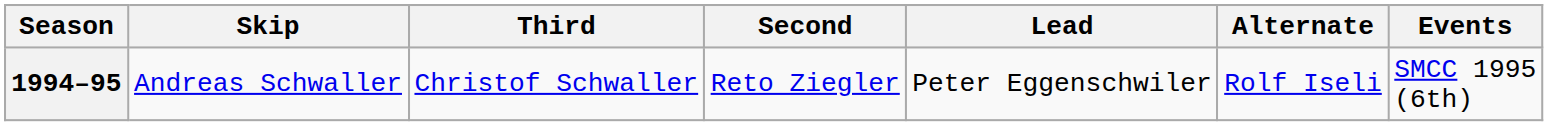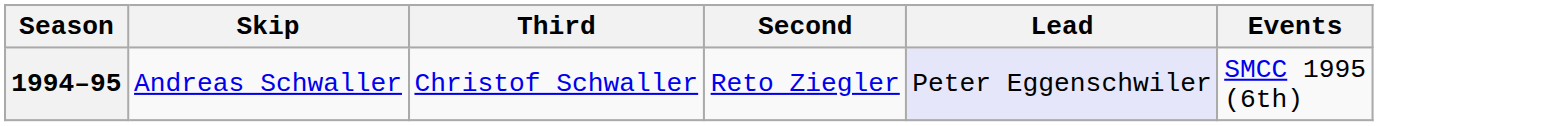- column: (1303, 26)
(1062, 84) no background -> (1062, 84) lavender background
